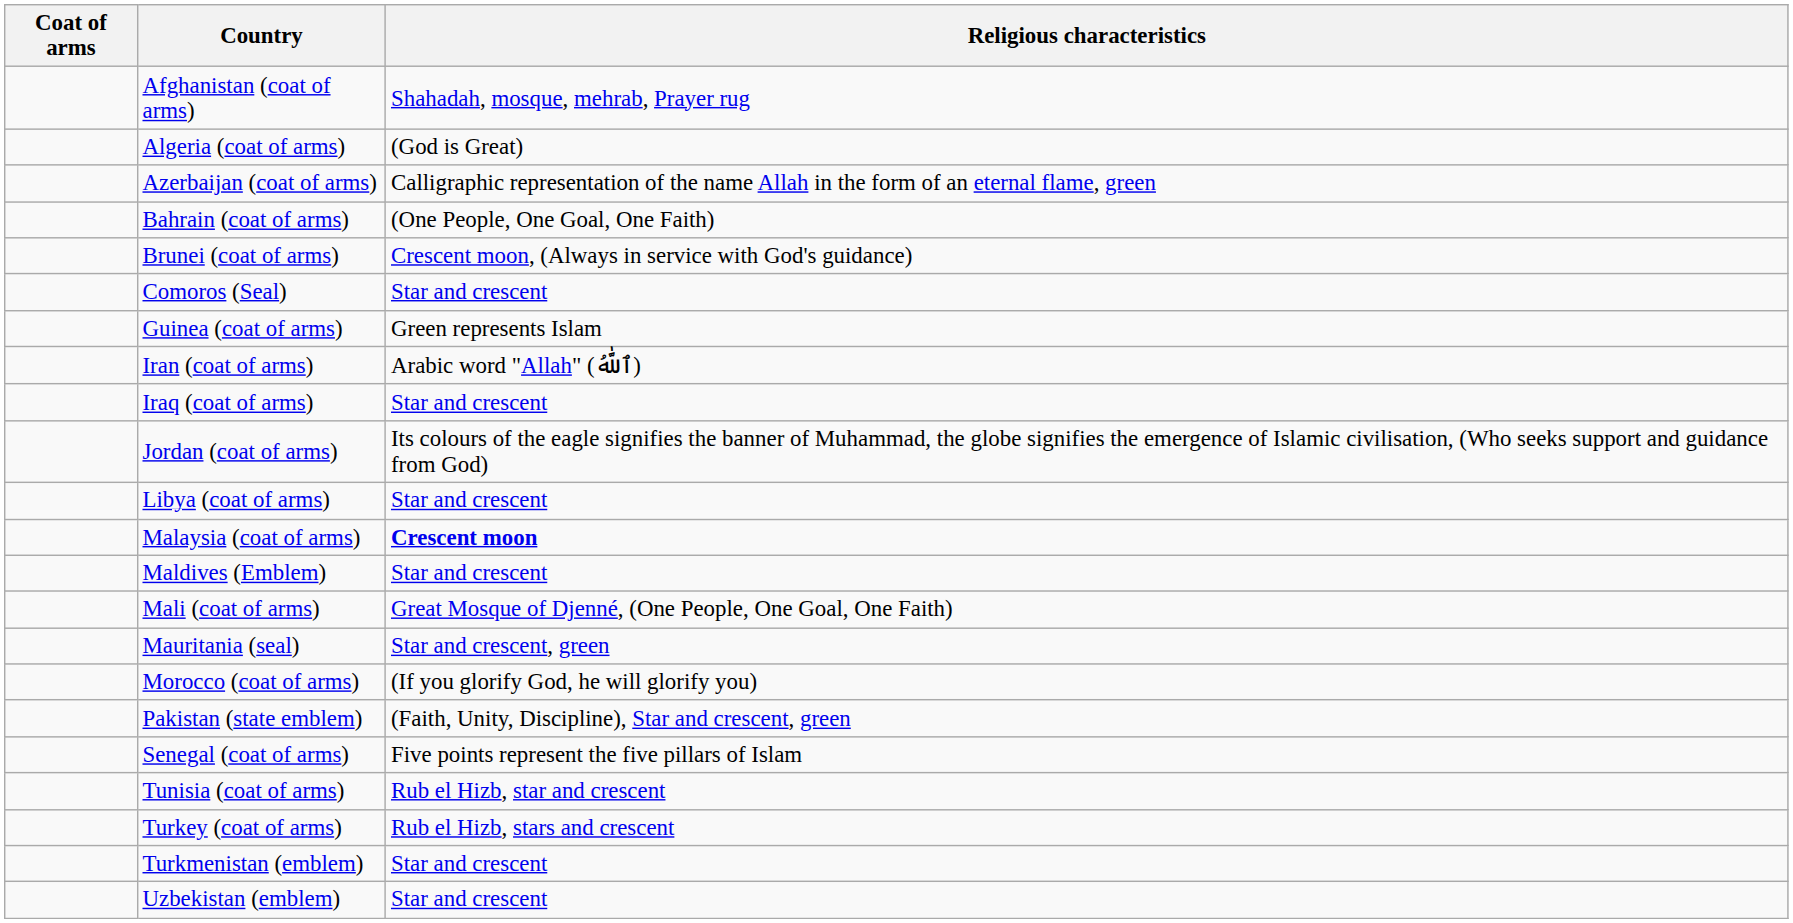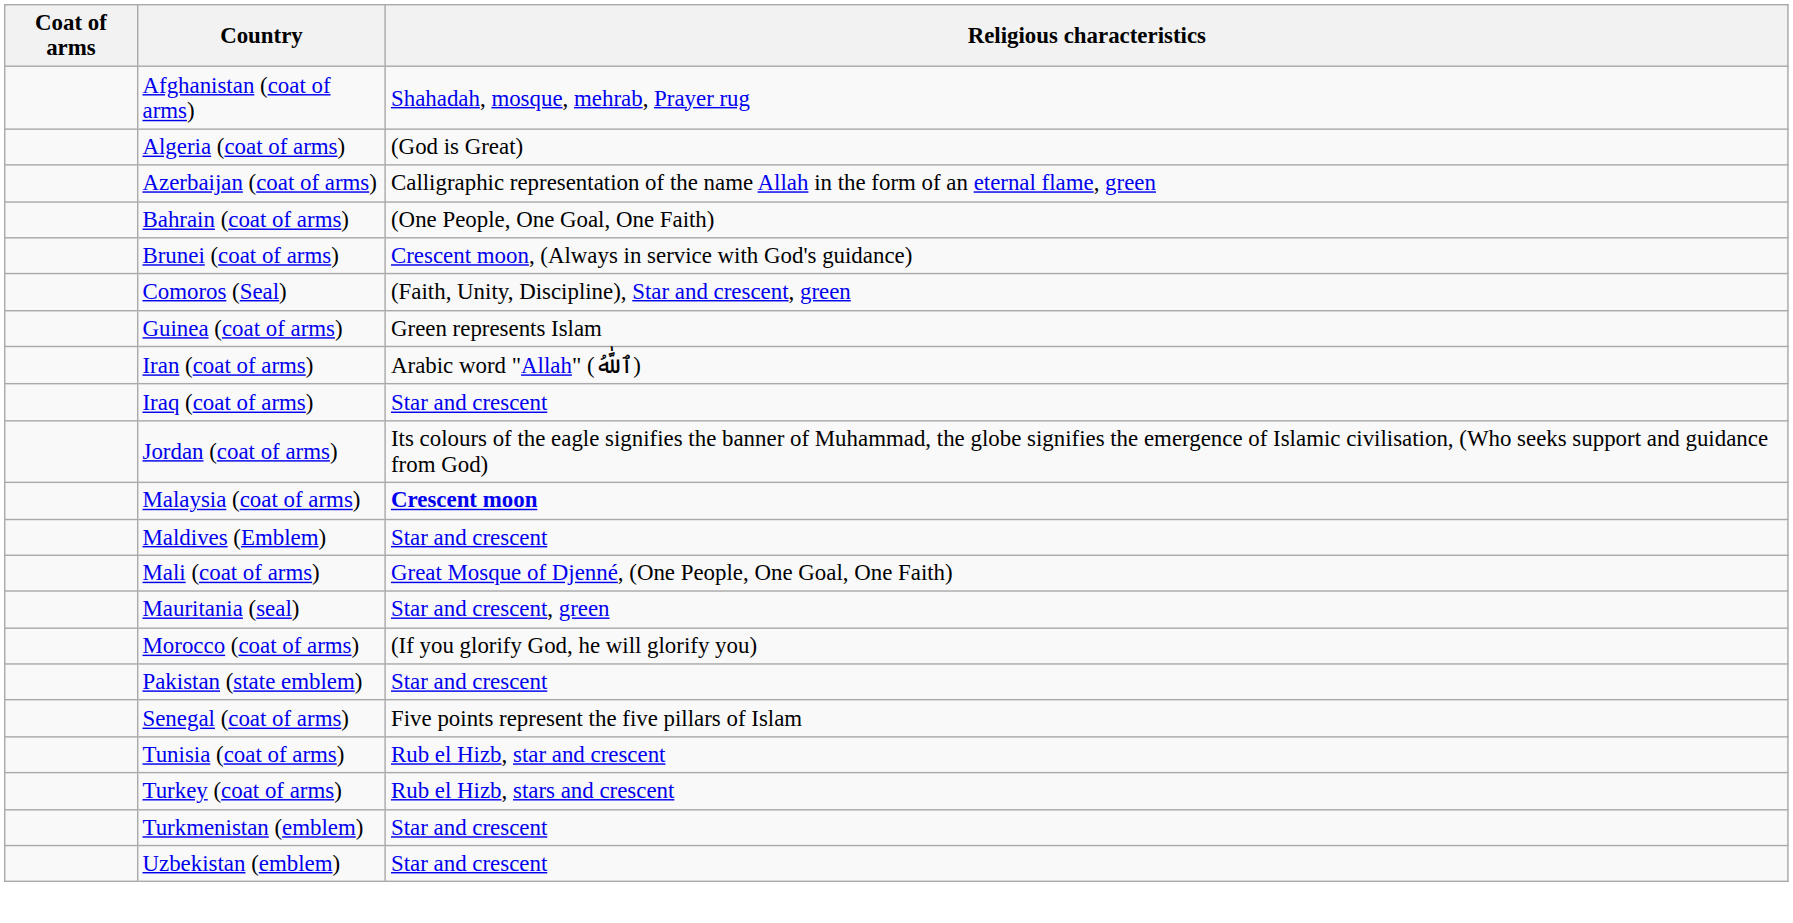(469, 291) Star and crescent -> (621, 291) (Faith, Unity, Discipline), Star and crescent, green
- row: (236, 500)
(621, 718) (Faith, Unity, Discipline), Star and crescent, green -> (469, 681) Star and crescent
